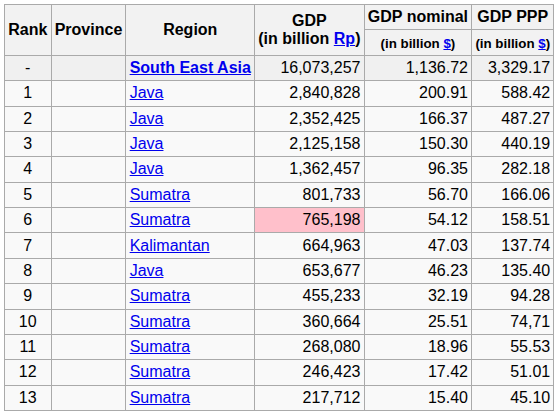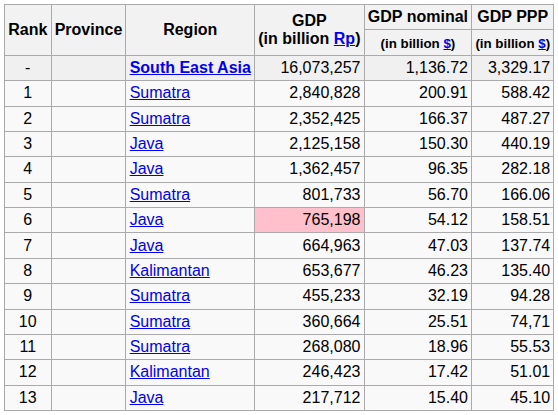(147, 93) Java -> (160, 93) Sumatra
(147, 118) Java -> (160, 118) Sumatra
(160, 220) Sumatra -> (147, 220) Java
(170, 245) Kalimantan -> (147, 245) Java
(147, 270) Java -> (170, 270) Kalimantan
(160, 372) Sumatra -> (170, 372) Kalimantan
(160, 397) Sumatra -> (147, 397) Java
